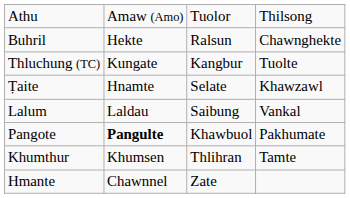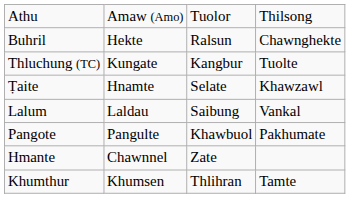(135, 134) bold -> (133, 134) normal
rows swapped: (38, 157) <-> (31, 181)
